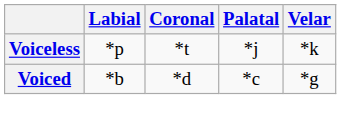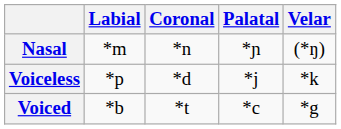+ row: (44, 49)
(182, 49) *t -> (182, 78) *d
(182, 78) *d -> (182, 108) *t
